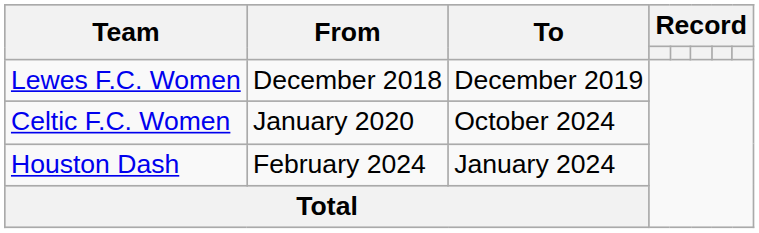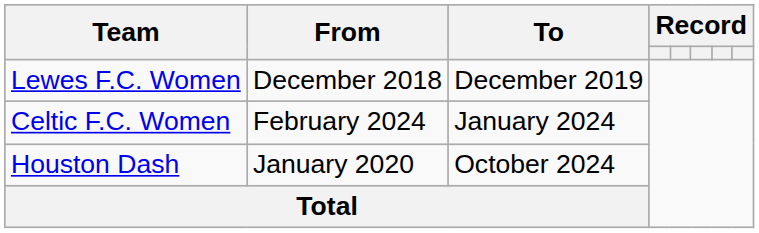(333, 122) January 2020 -> (339, 122) February 2024
(535, 122) October 2024 -> (535, 122) January 2024
(339, 164) February 2024 -> (333, 164) January 2020
(535, 164) January 2024 -> (535, 164) October 2024
